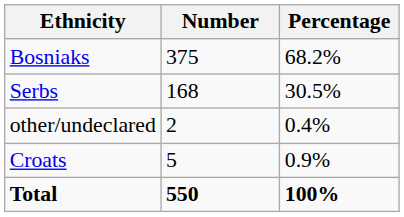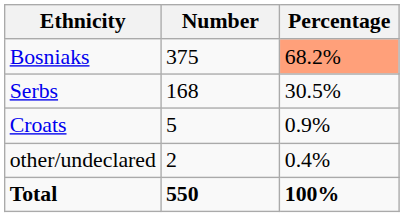(313, 56) no background -> (313, 56) lightsalmon background
rows swapped: (38, 159) <-> (83, 125)
